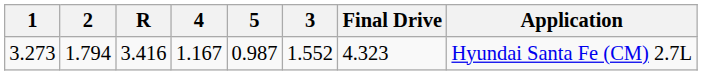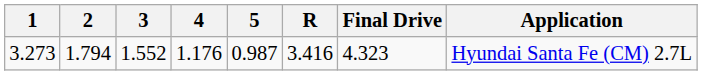columns swapped: (310, 20) <-> (143, 20)
(199, 53) 1.167 -> (199, 53) 1.176
